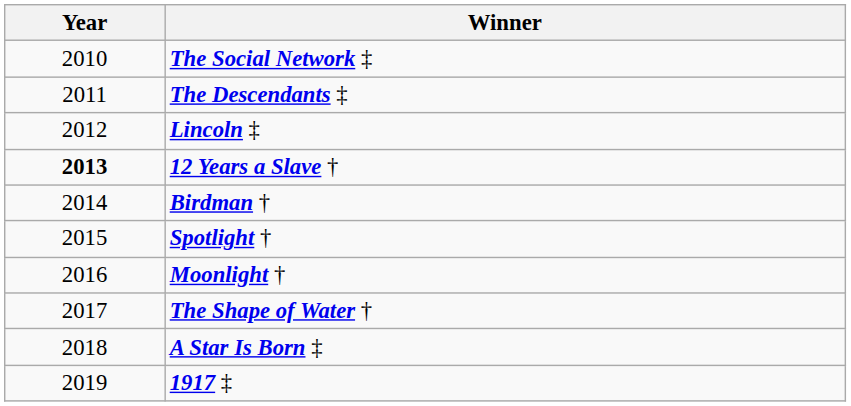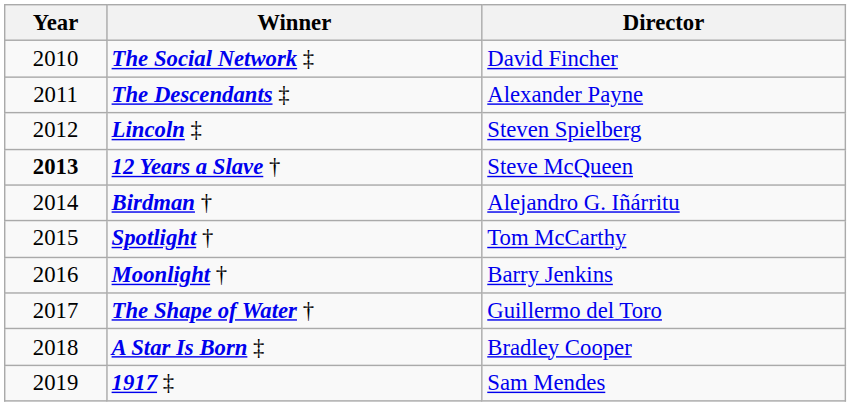+ column: (664, 22)
